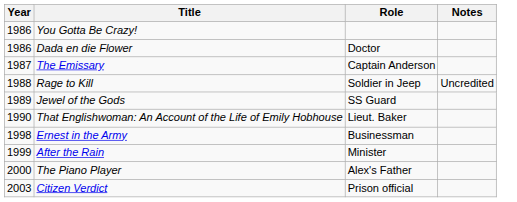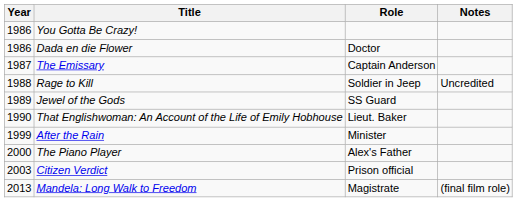- row: (82, 135)
+ row: (117, 188)
